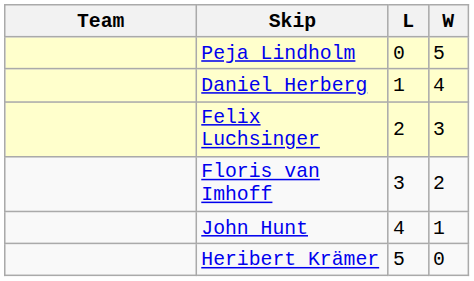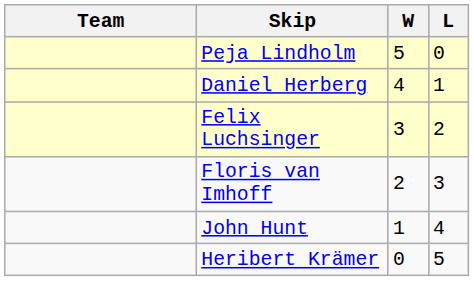columns swapped: (448, 21) <-> (408, 21)
